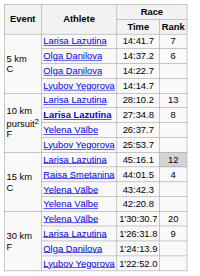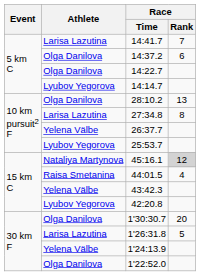(75, 101) Larisa Lazutina -> (73, 101) Olga Danilova
(77, 116) bold -> (75, 116) normal
(75, 160) Larisa Lazutina -> (83, 160) Nataliya Martynova
(71, 204) Yelena Välbe -> (79, 204) Lyubov Yegorova
(71, 219) Yelena Välbe -> (73, 219) Olga Danilova
(173, 234) 9 -> (182, 234) 5
(73, 249) Olga Danilova -> (71, 249) Yelena Välbe
(79, 263) Lyubov Yegorova -> (73, 263) Olga Danilova
